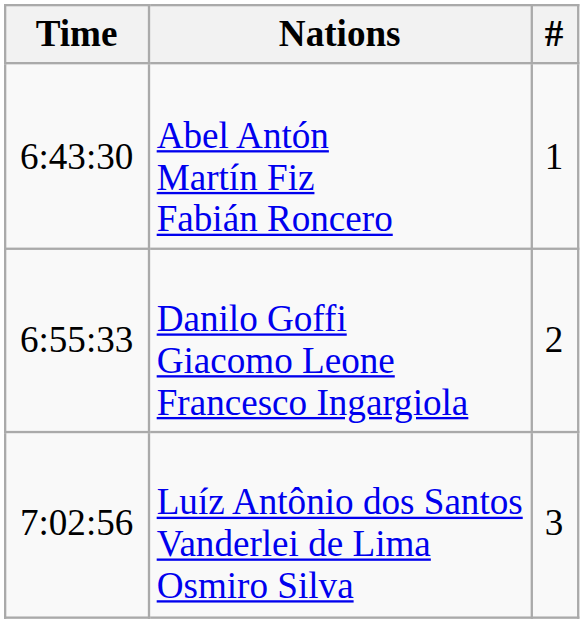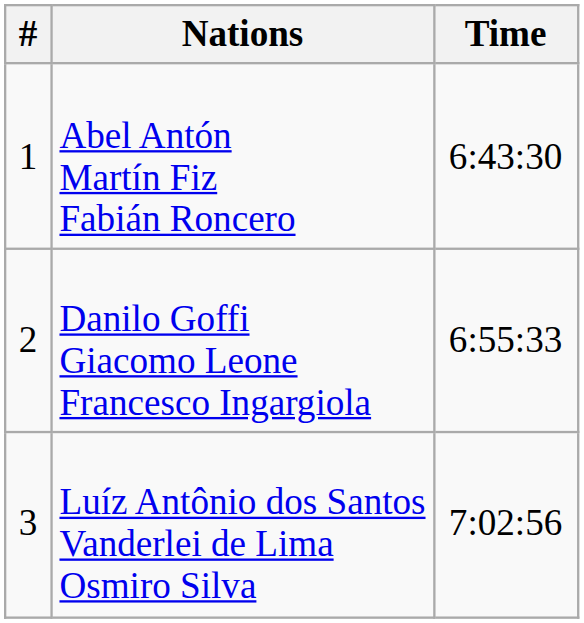columns swapped: (554, 33) <-> (77, 33)
